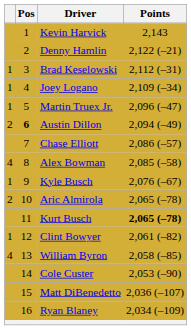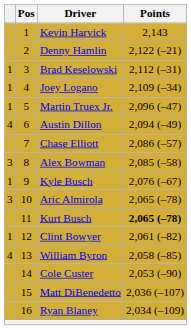(10, 125) 2 -> (10, 125) 4
(26, 125) bold -> (26, 125) normal
(10, 162) 4 -> (10, 162) 3
(10, 199) 2 -> (10, 199) 3
